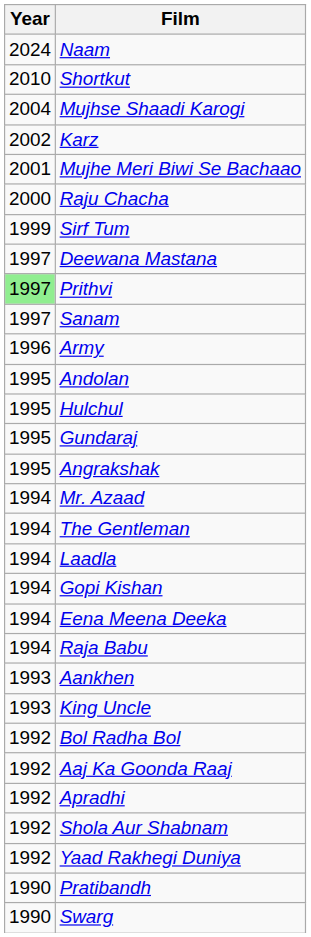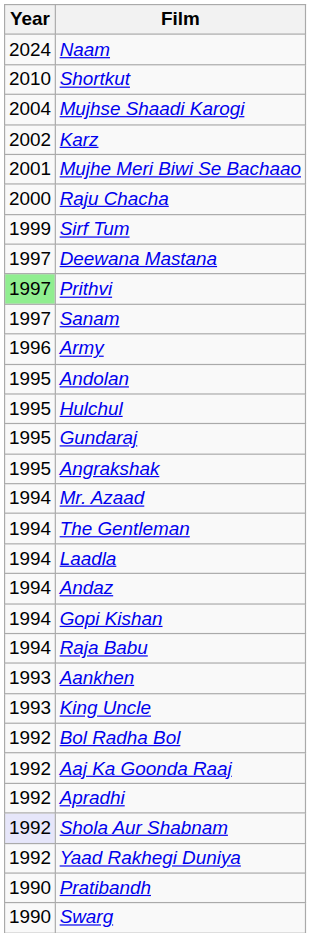+ row: (86, 588)
- row: (143, 618)
(30, 827) no background -> (30, 827) lavender background
